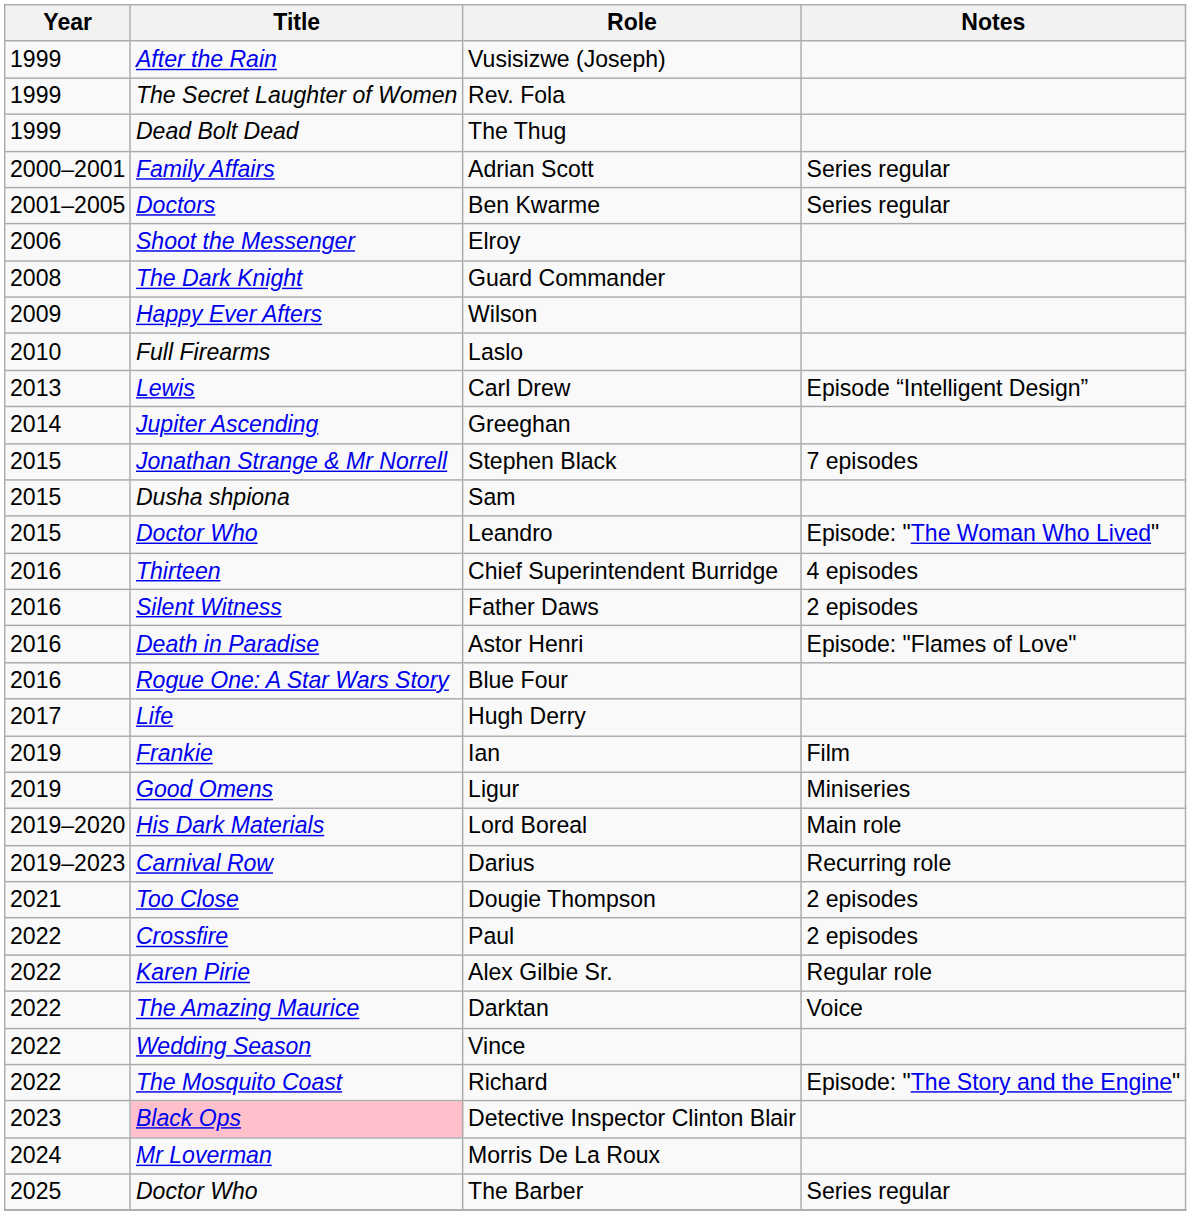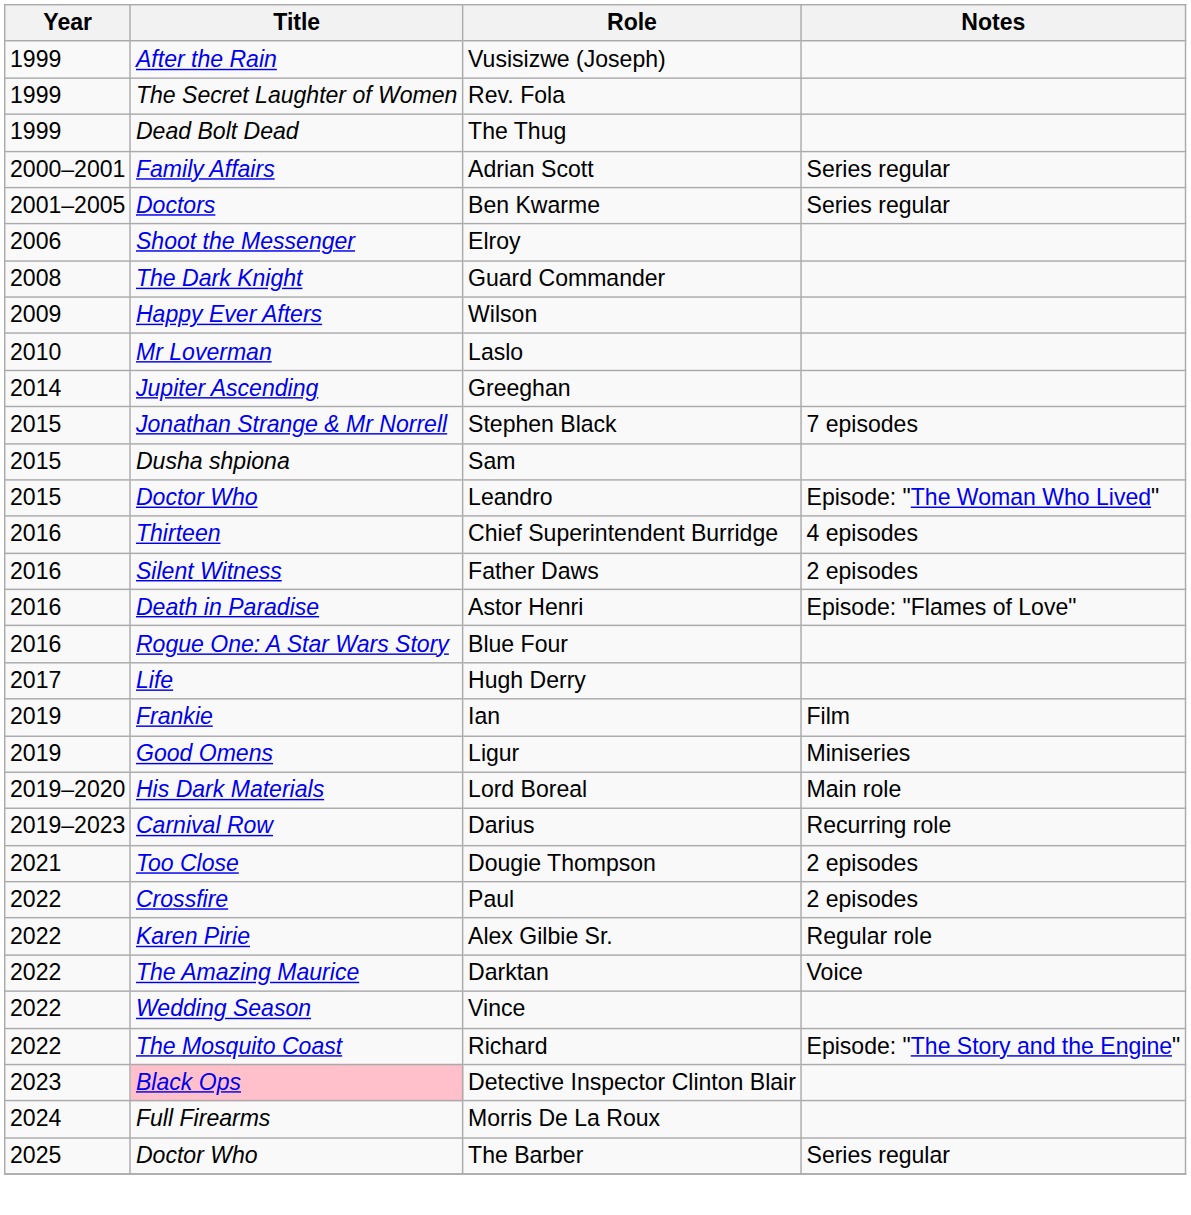(203, 351) Full Firearms -> (204, 351) Mr Loverman
- row: (519, 388)
(204, 1155) Mr Loverman -> (203, 1118) Full Firearms
